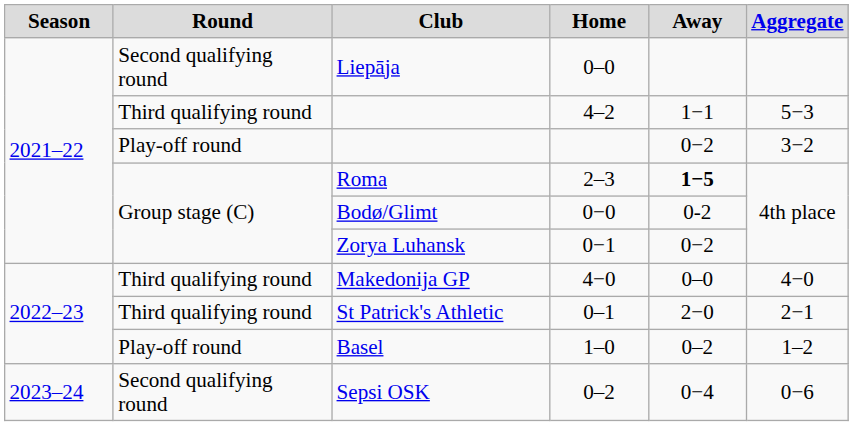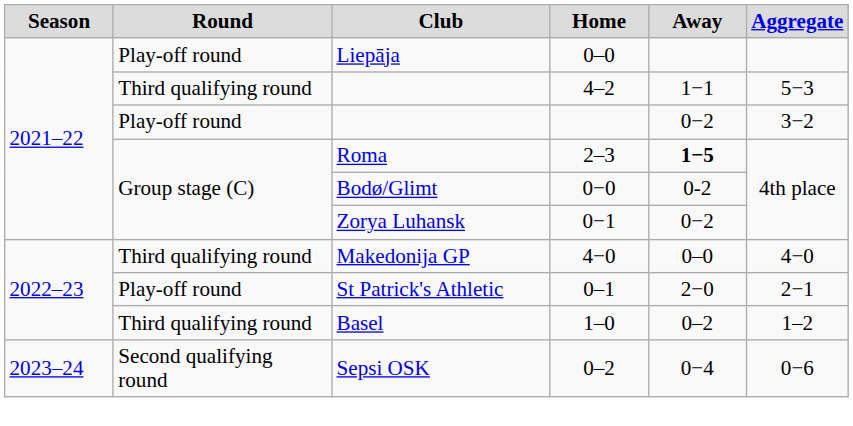(195, 66) Second qualifying round -> (180, 54) Play-off round
(215, 312) Third qualifying round -> (180, 289) Play-off round
(180, 346) Play-off round -> (215, 322) Third qualifying round
